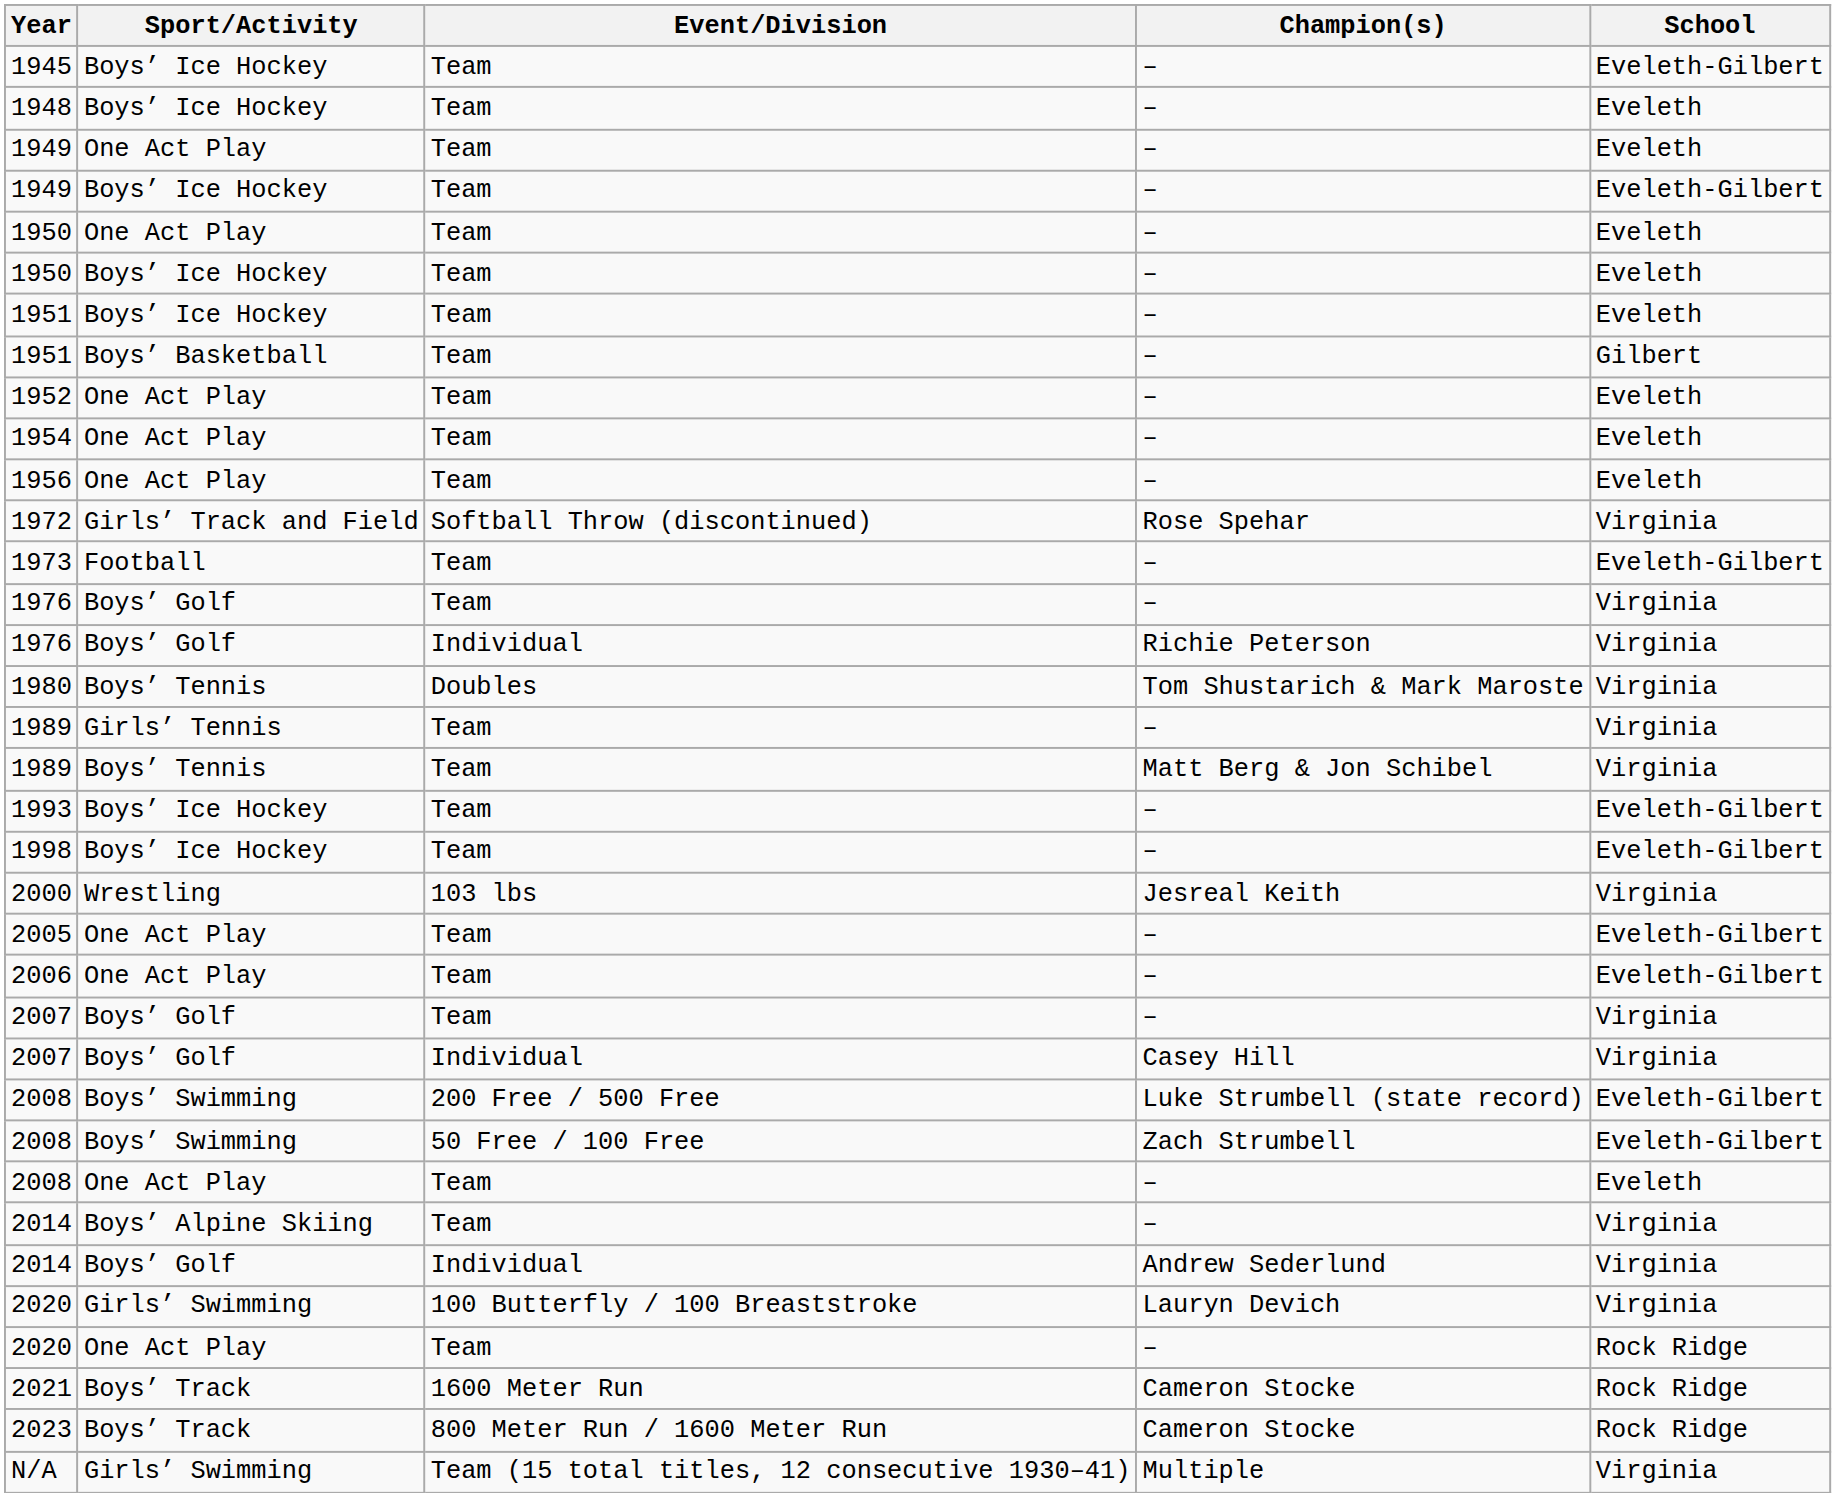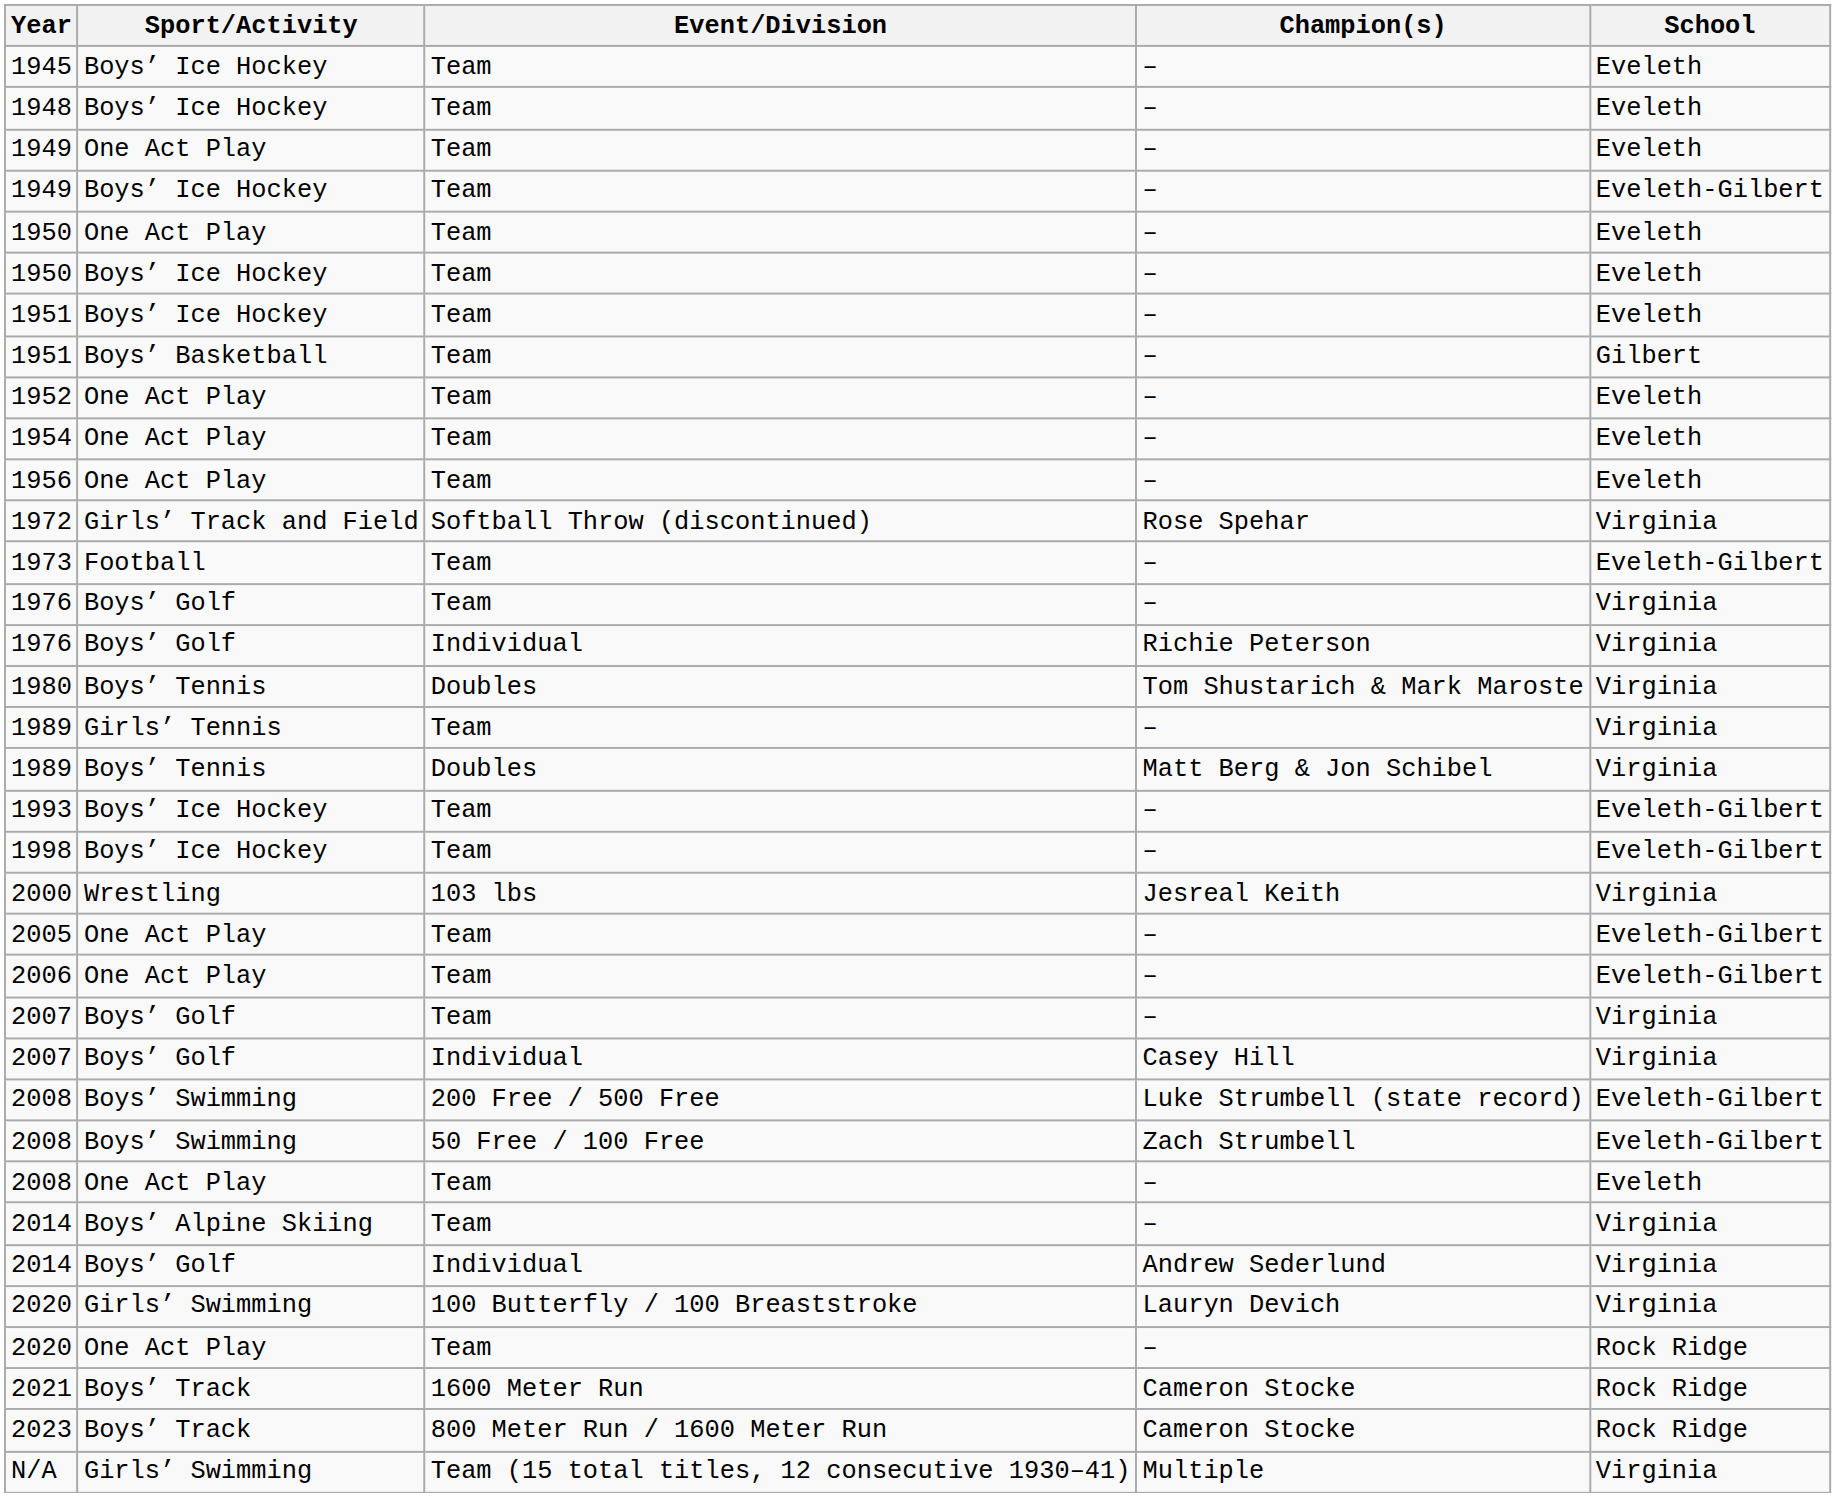(1710, 67) Eveleth-Gilbert -> (1649, 67) Eveleth
(461, 769) Team -> (484, 769) Doubles
